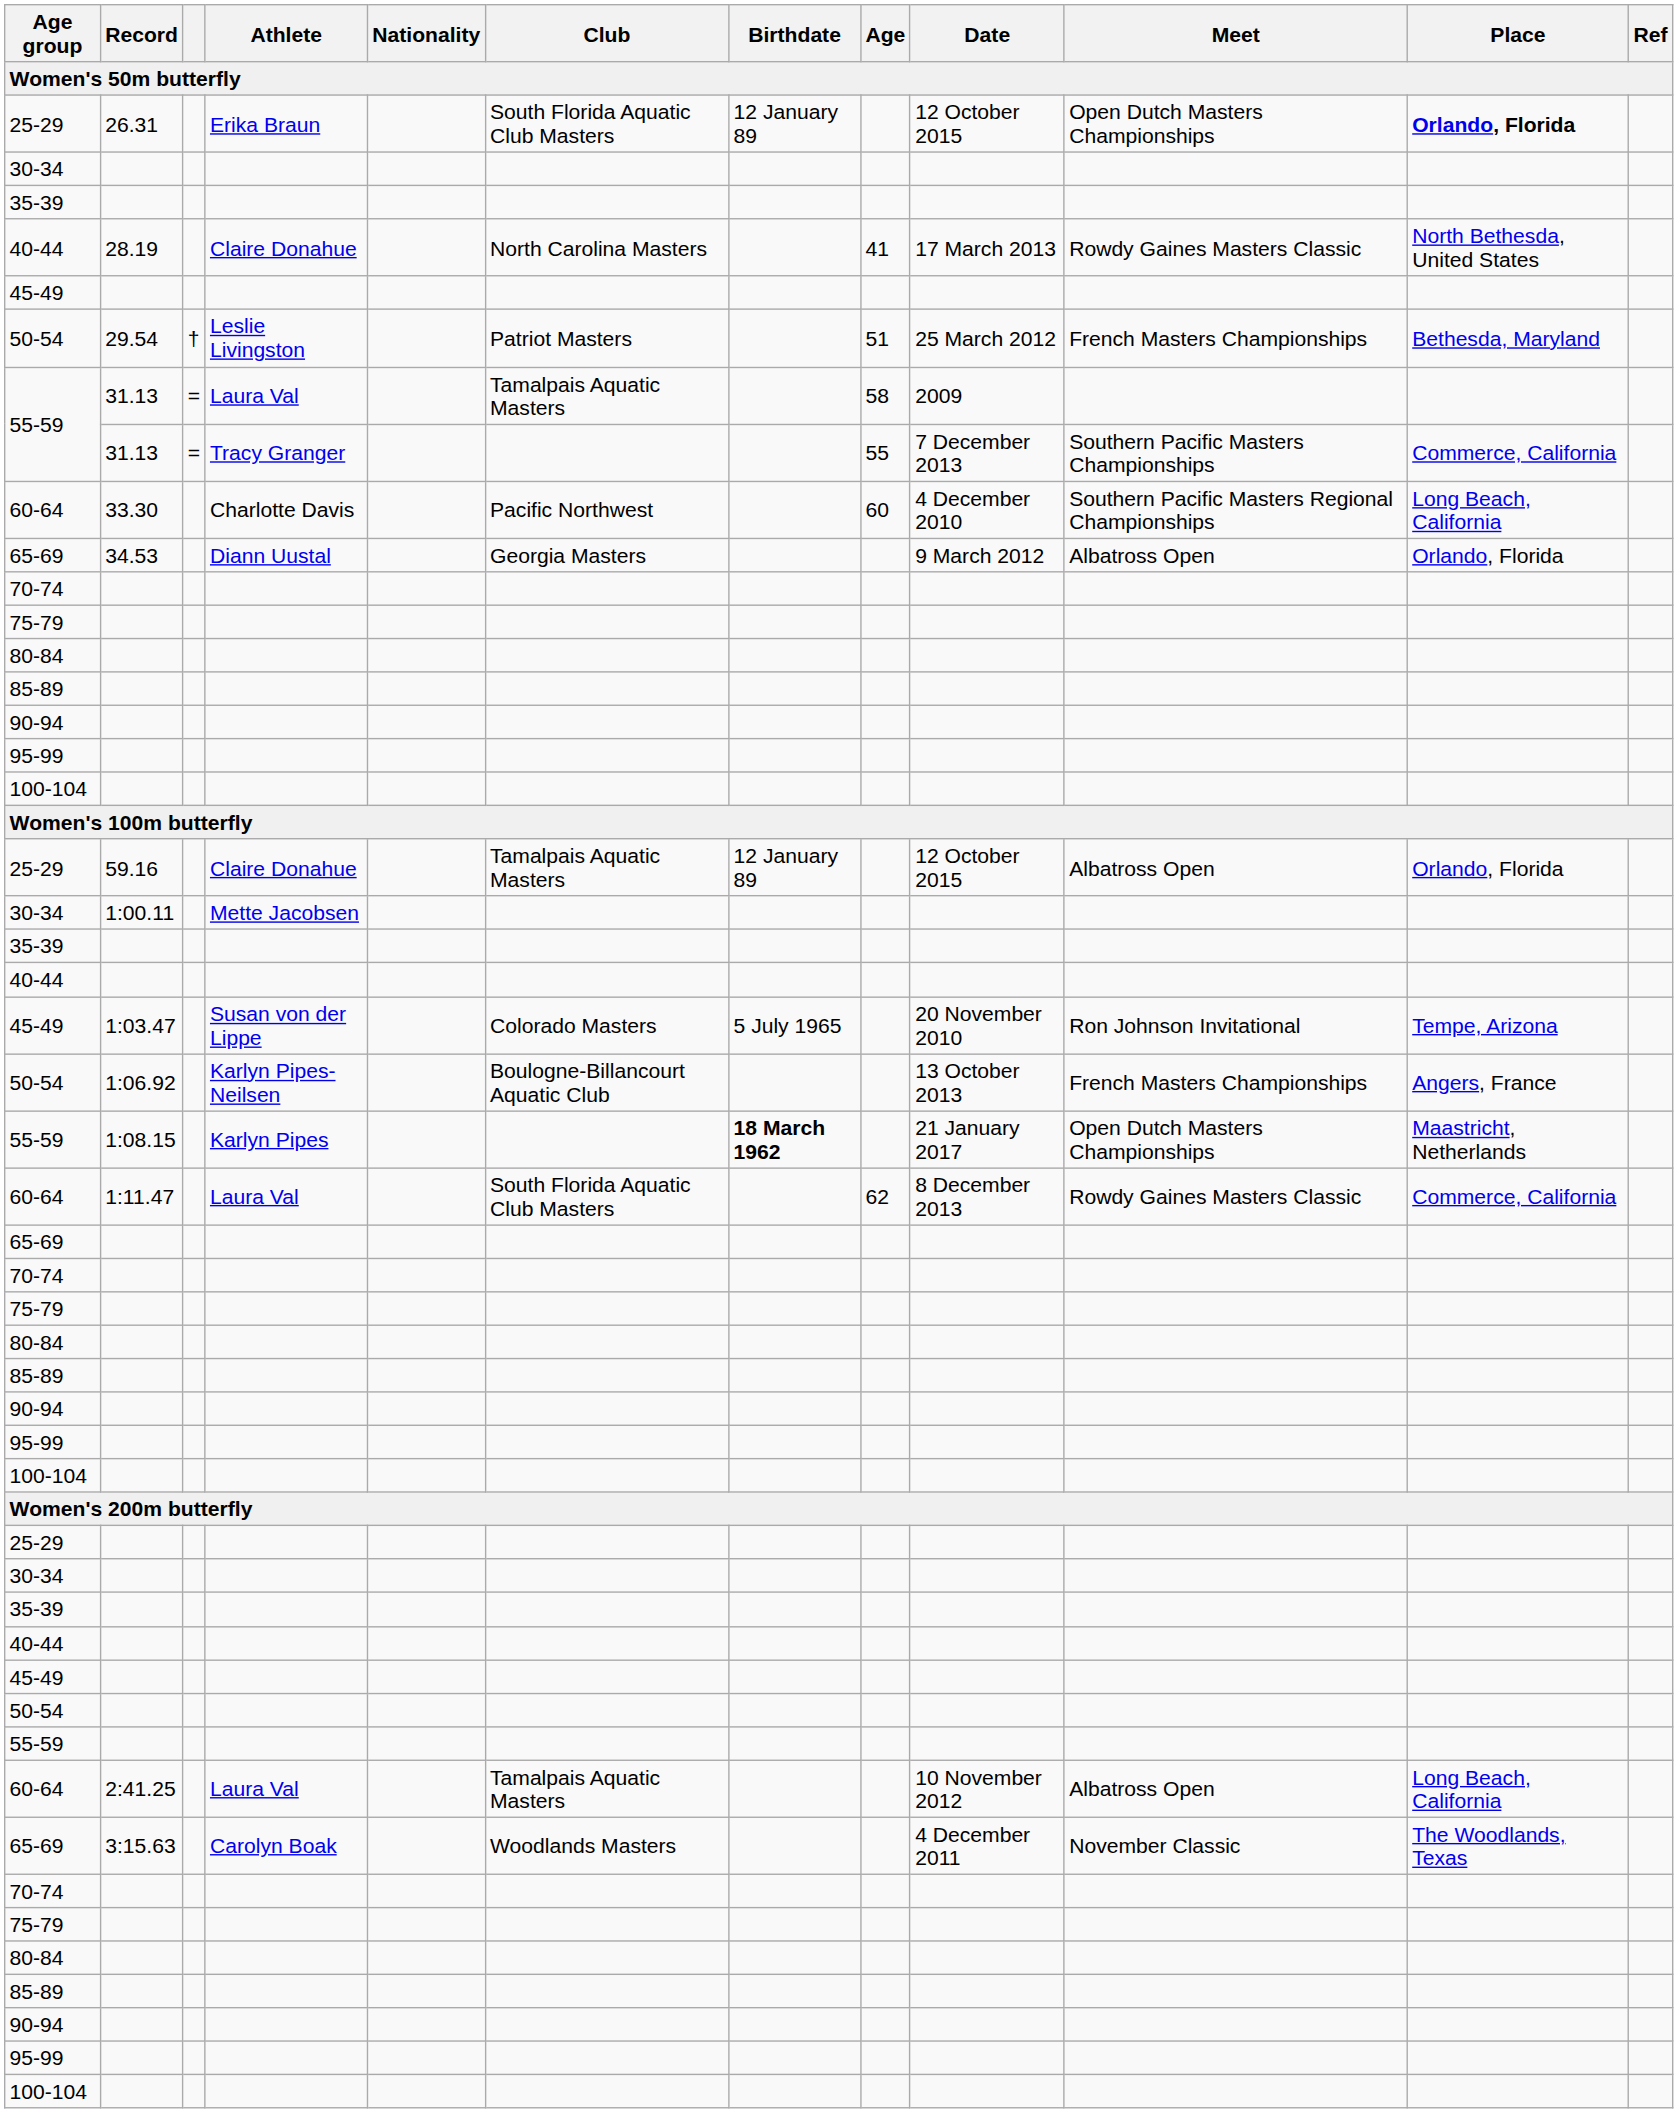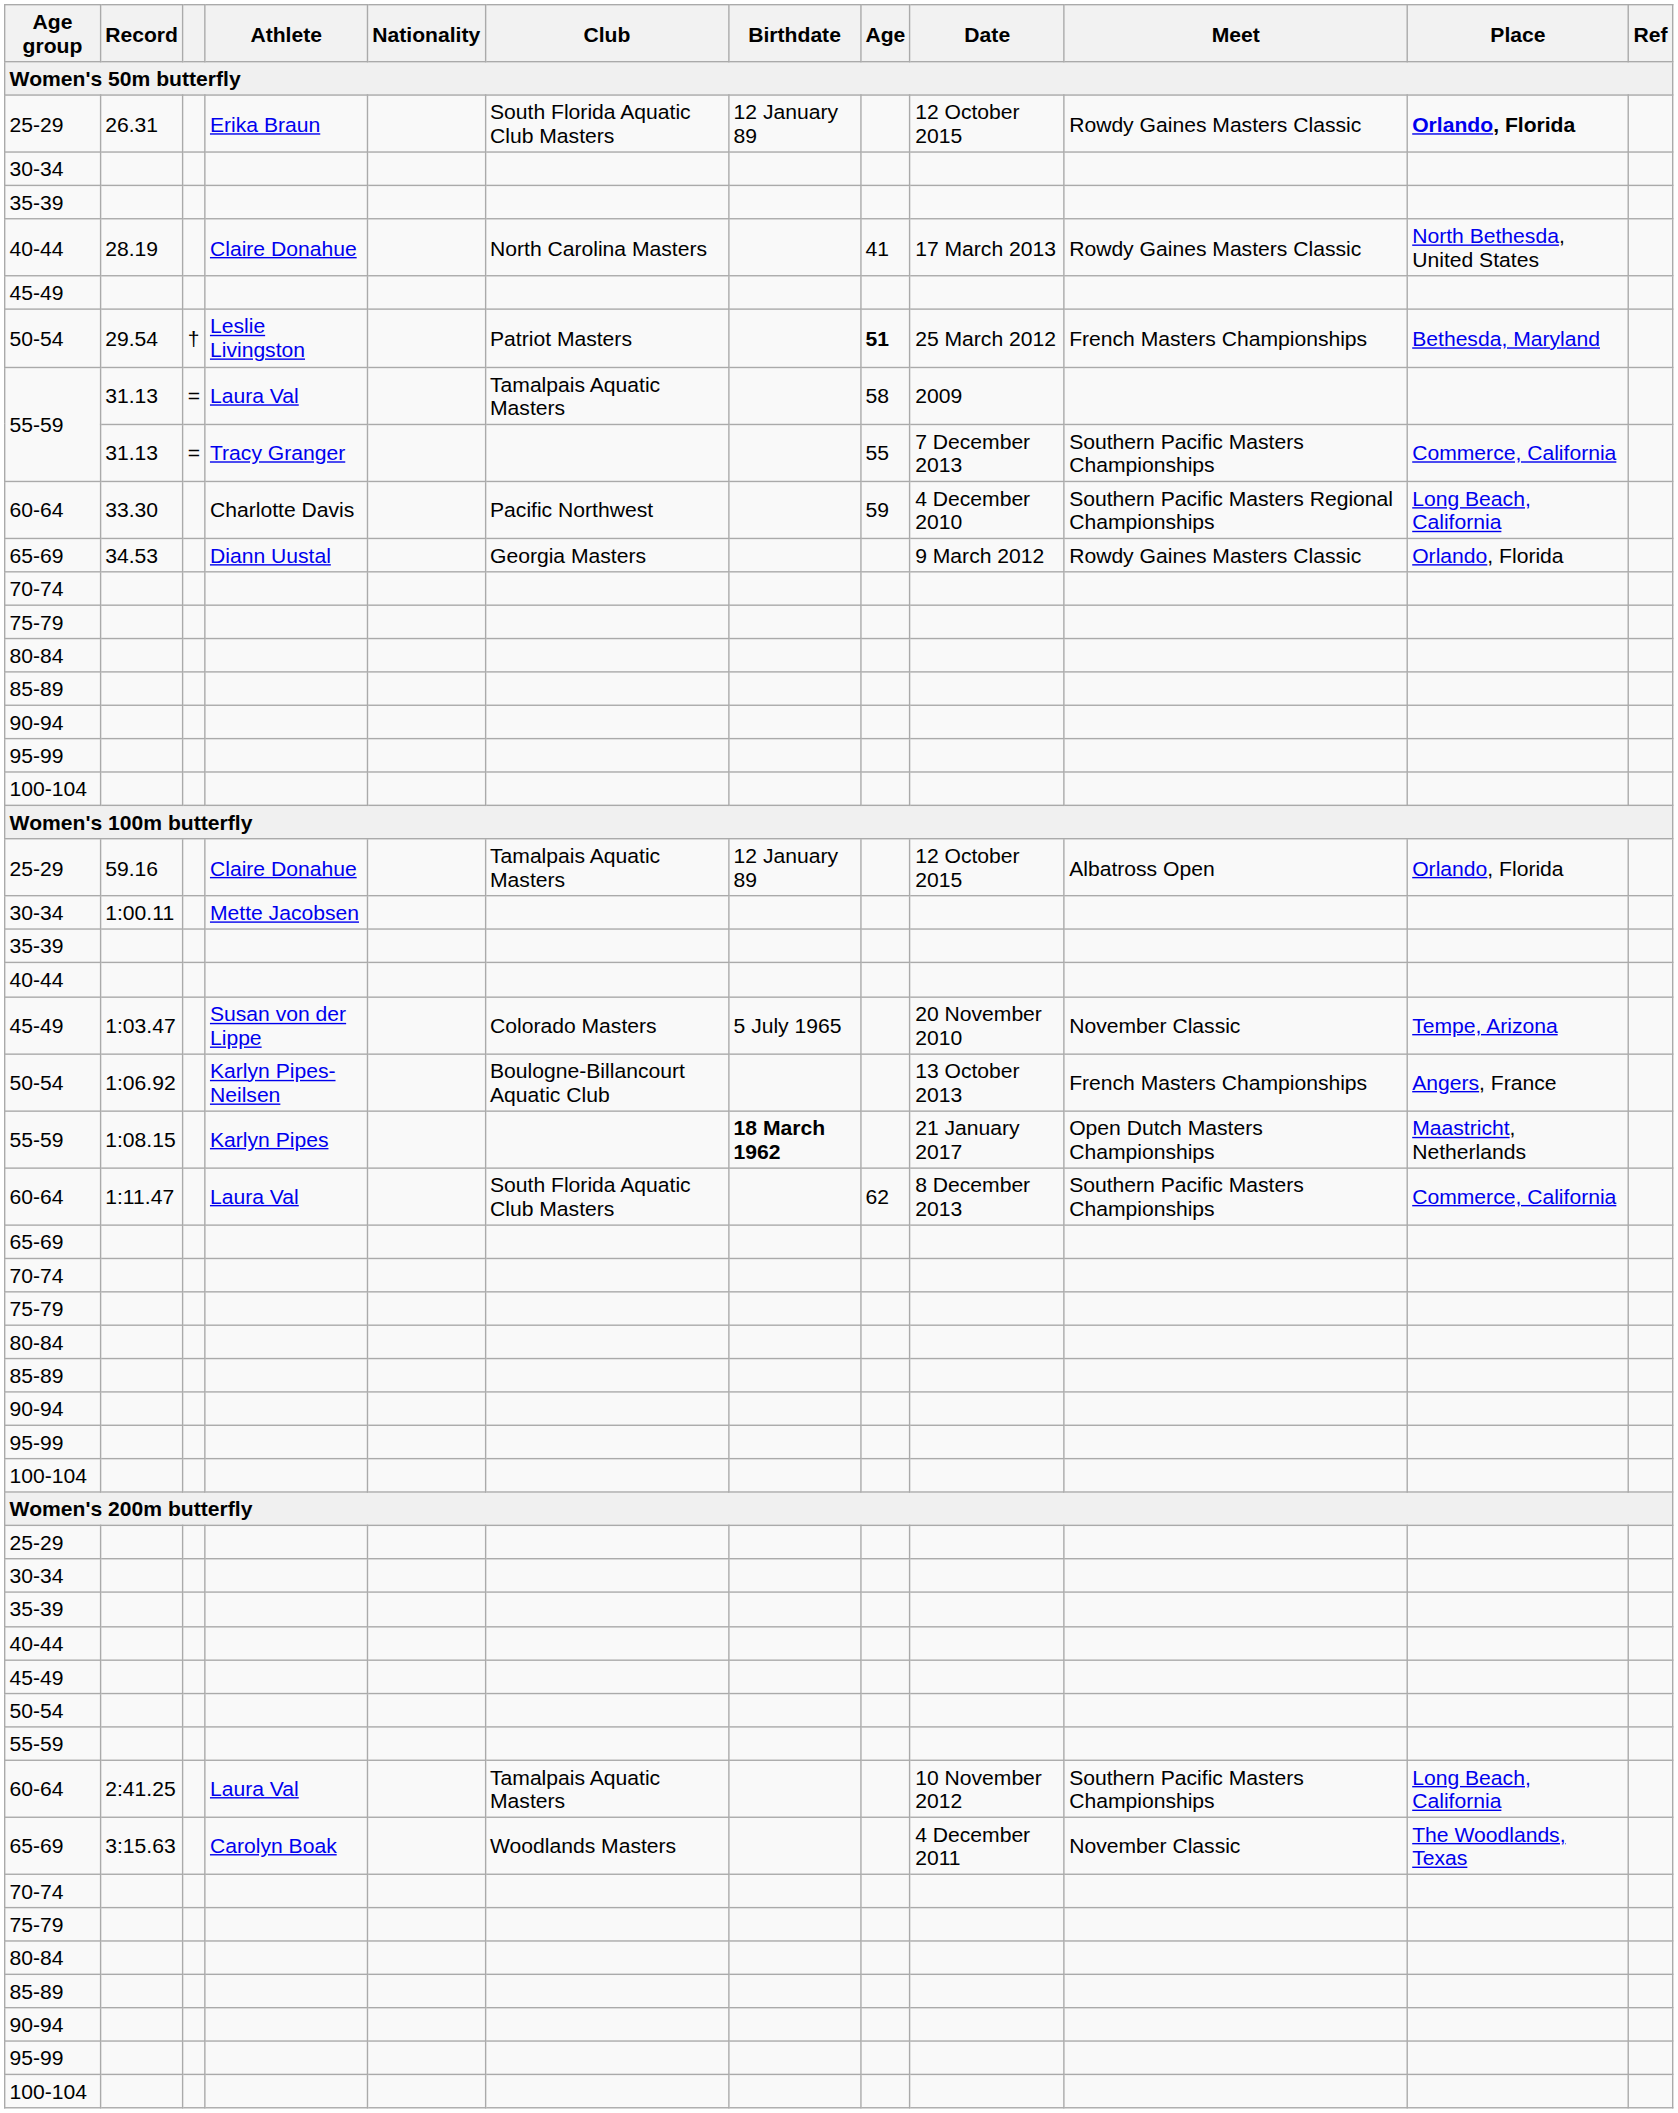(1166, 124) Open Dutch Masters Championships -> (1215, 124) Rowdy Gaines Masters Classic
(877, 338) normal -> (877, 338) bold
(877, 510) 60 -> (877, 510) 59
(1142, 555) Albatross Open -> (1215, 555) Rowdy Gaines Masters Classic
(1185, 1025) Ron Johnson Invitational -> (1155, 1025) November Classic
(1215, 1196) Rowdy Gaines Masters Classic -> (1186, 1196) Southern Pacific Masters Championships
(1142, 1789) Albatross Open -> (1186, 1789) Southern Pacific Masters Championships
